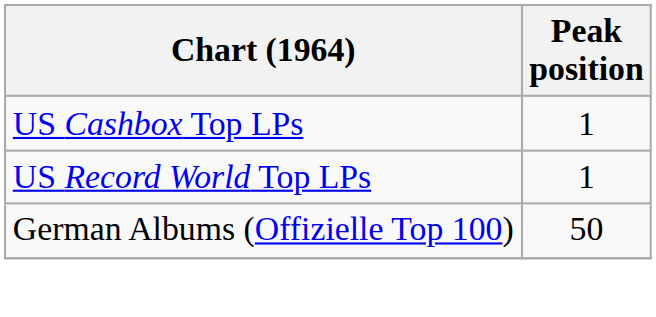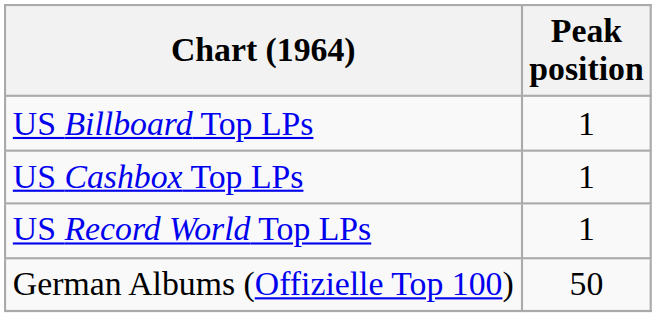+ row: (163, 122)
